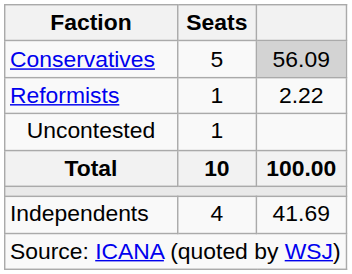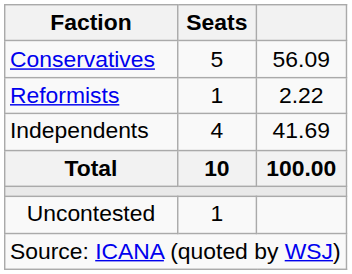(301, 58) lightgrey background -> (301, 58) no background
rows swapped: (79, 214) <-> (91, 131)
